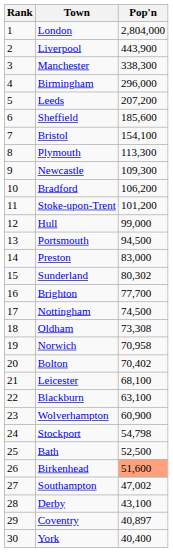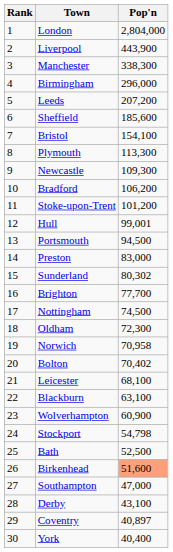(136, 223) 99,000 -> (136, 223) 99,001
(136, 328) 73,308 -> (136, 328) 72,300
(136, 485) 47,002 -> (136, 485) 47,000
